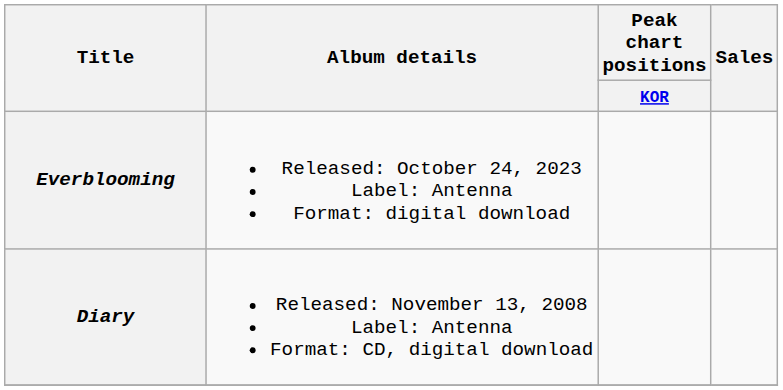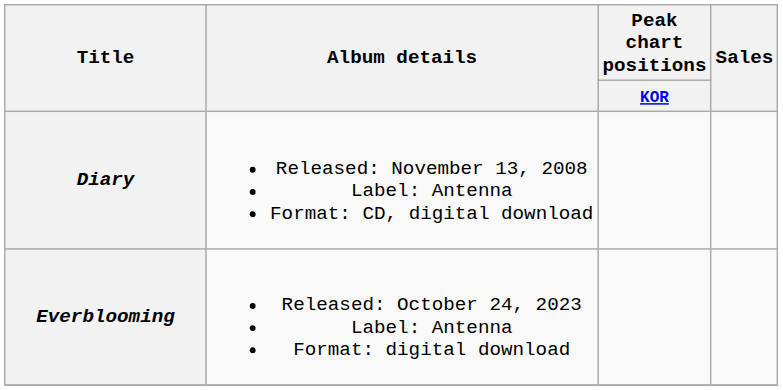rows swapped: (106, 317) <-> (106, 180)
